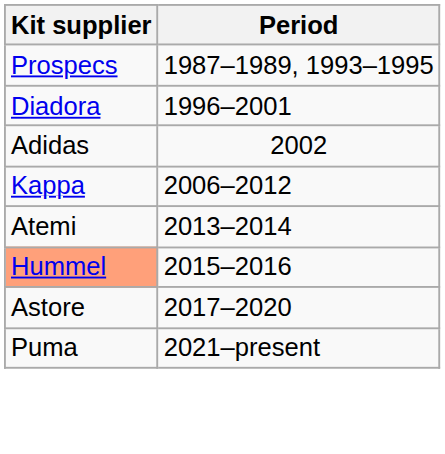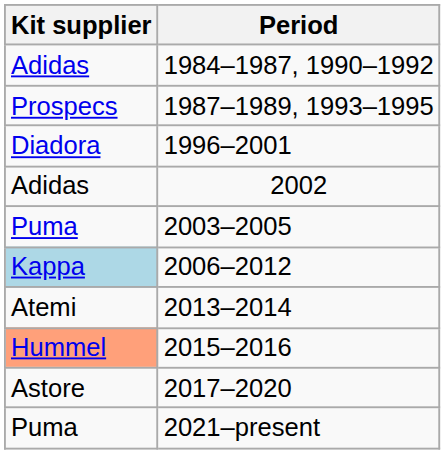+ row: (299, 65)
+ row: (228, 226)
(48, 186) no background -> (48, 266) lightblue background
